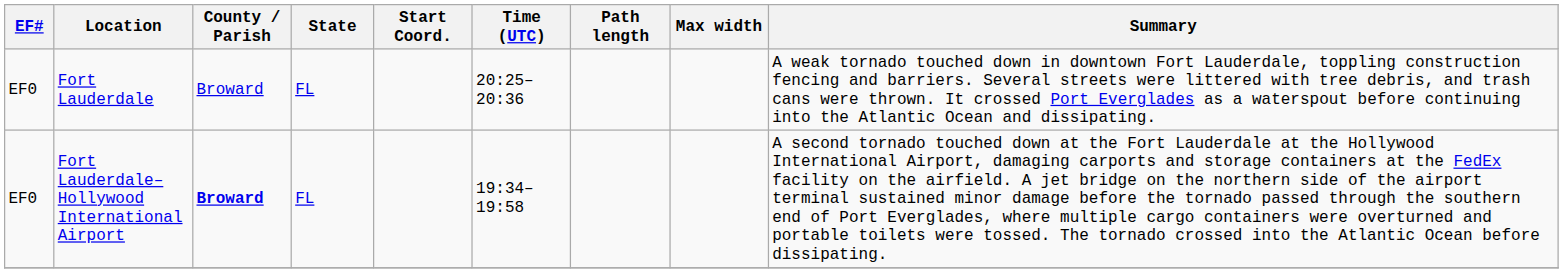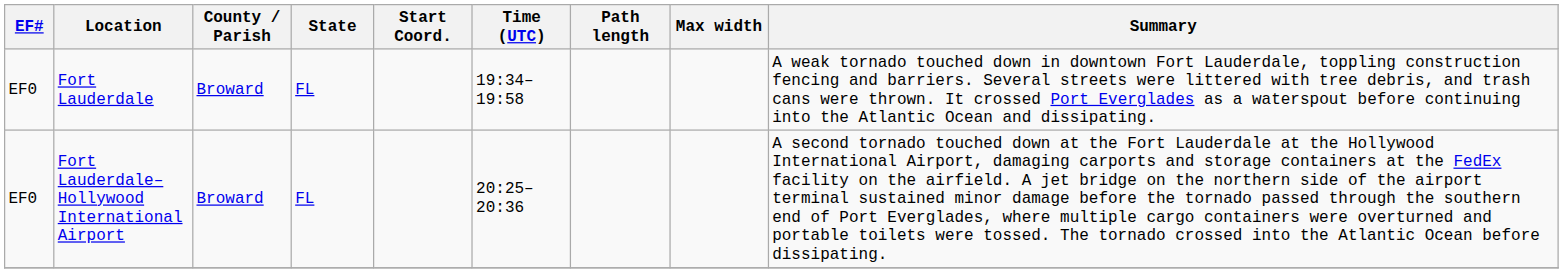(505, 90) 20:25–20:36 -> (505, 90) 19:34–19:58
(230, 199) bold -> (230, 199) normal
(505, 199) 19:34–19:58 -> (505, 199) 20:25–20:36
